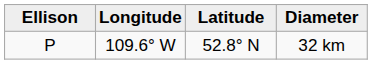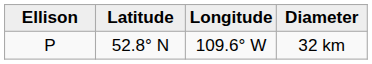columns swapped: (231, 18) <-> (140, 18)
